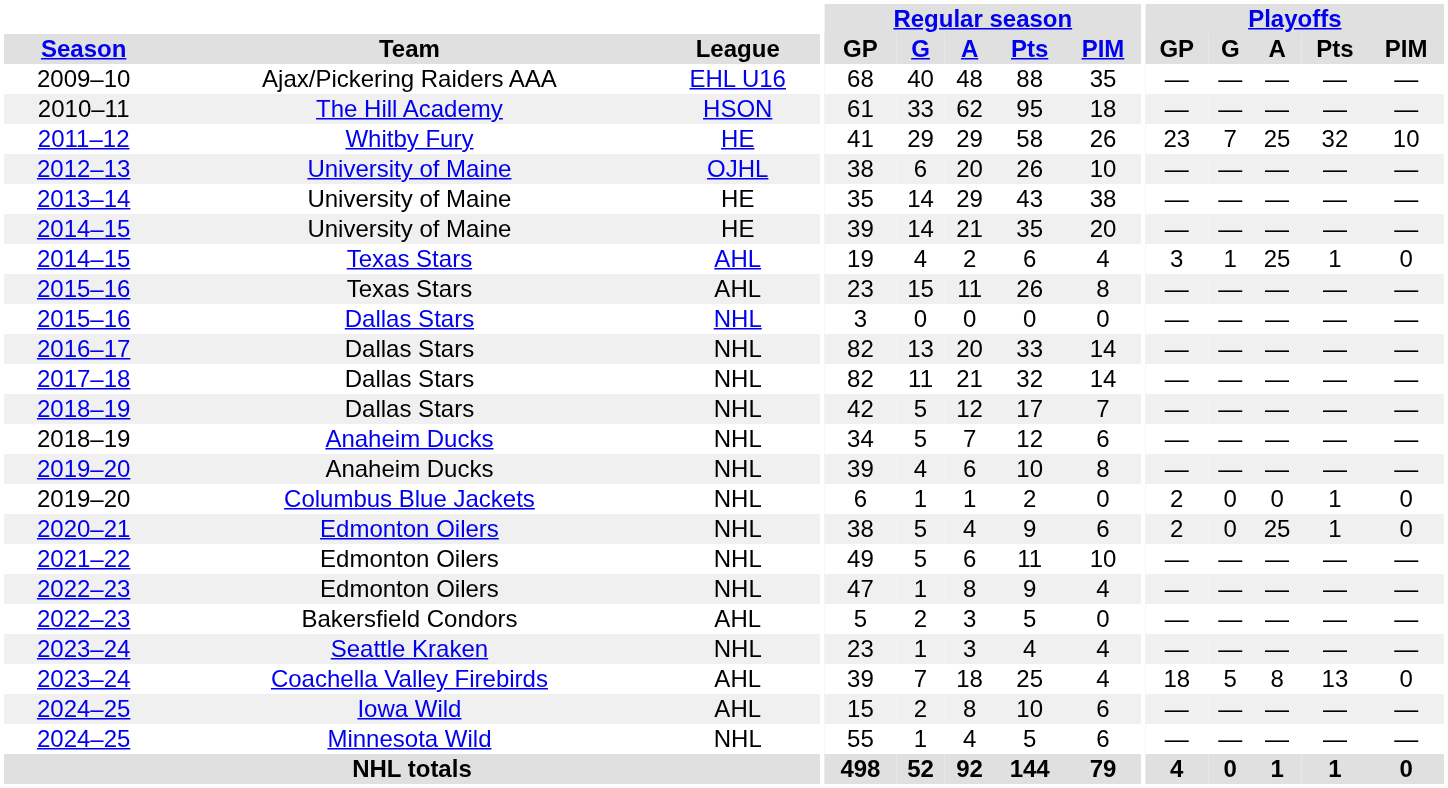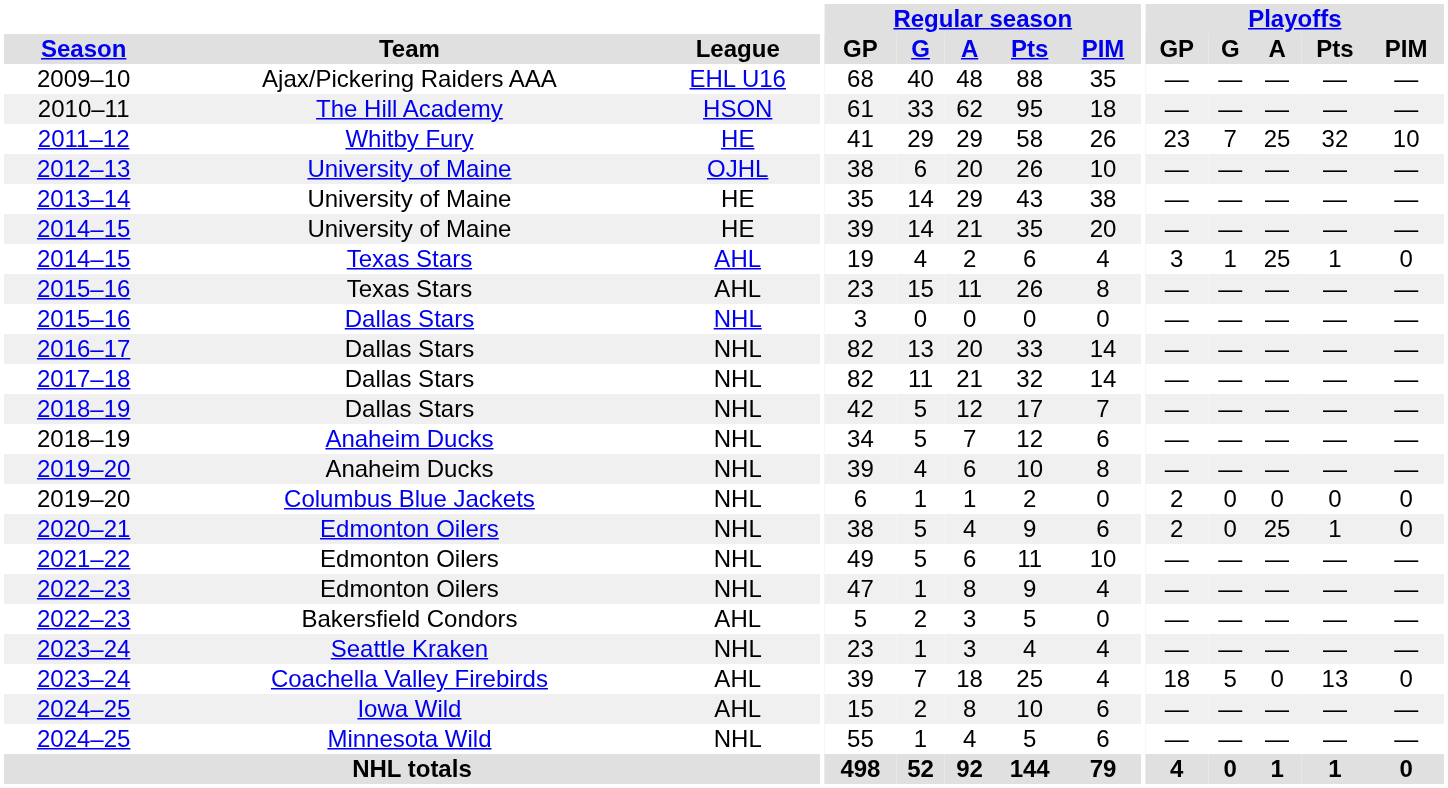(1335, 498) 1 -> (1335, 498) 0
(1277, 678) 8 -> (1277, 678) 0
